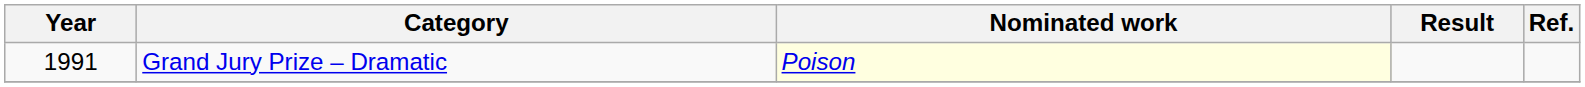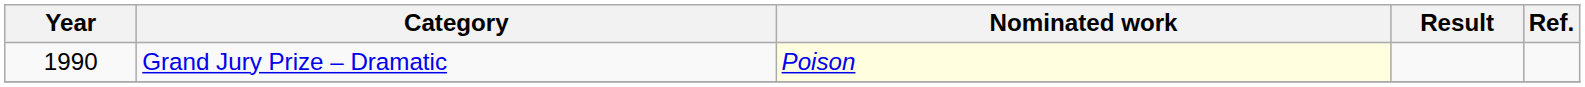(71, 61) 1991 -> (71, 61) 1990
